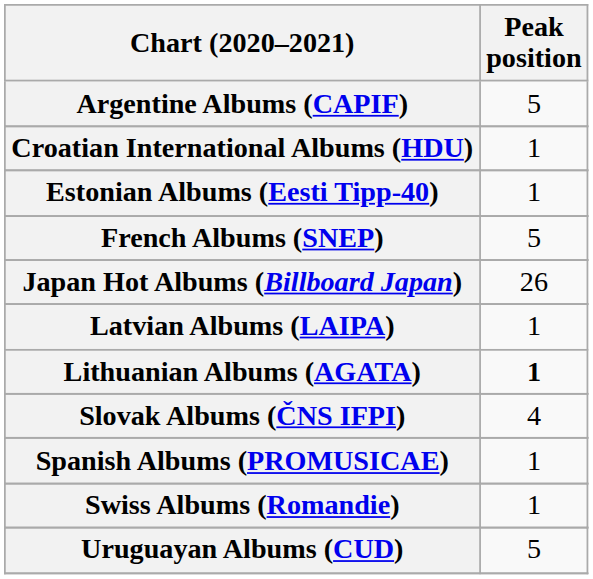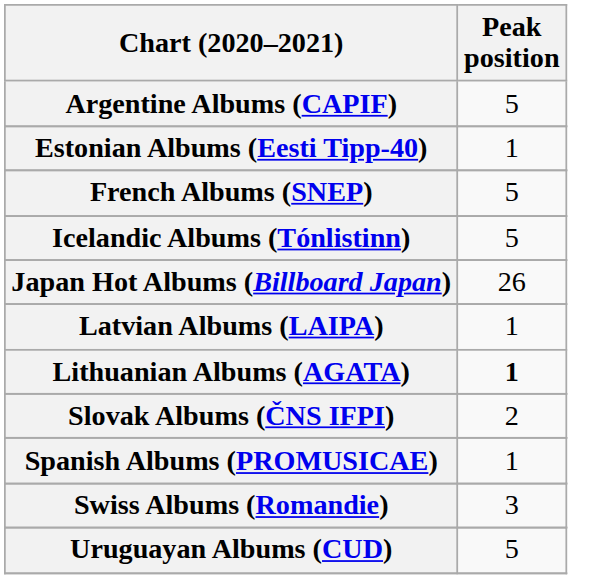- row: (242, 147)
+ row: (231, 237)
(534, 415) 4 -> (512, 415) 2
(534, 505) 1 -> (512, 505) 3
